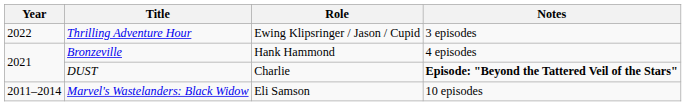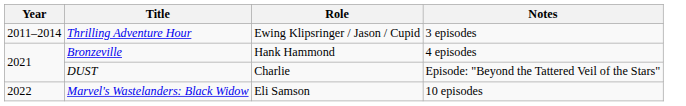(19, 33) 2022 -> (34, 33) 2011–2014
(552, 71) bold -> (543, 71) normal
(34, 91) 2011–2014 -> (19, 91) 2022
